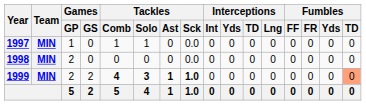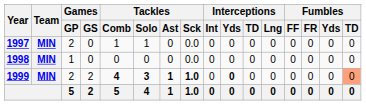(71, 44) 1 -> (71, 44) 2
(71, 60) 2 -> (71, 60) 1
(232, 76) normal -> (232, 76) bold
